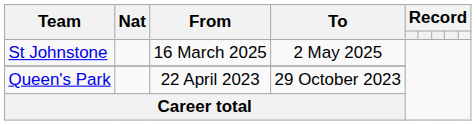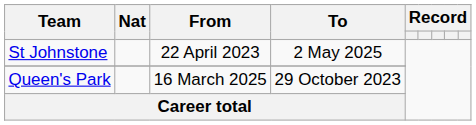(210, 52) 16 March 2025 -> (210, 52) 22 April 2023
(210, 79) 22 April 2023 -> (210, 79) 16 March 2025
